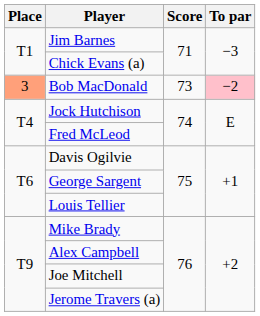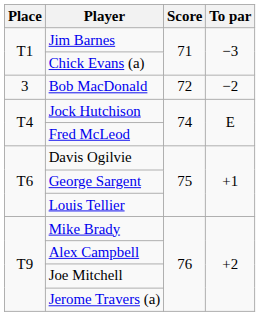(25, 87) lightsalmon background -> (25, 87) no background
(185, 87) 73 -> (185, 87) 72
(230, 87) pink background -> (230, 87) no background
